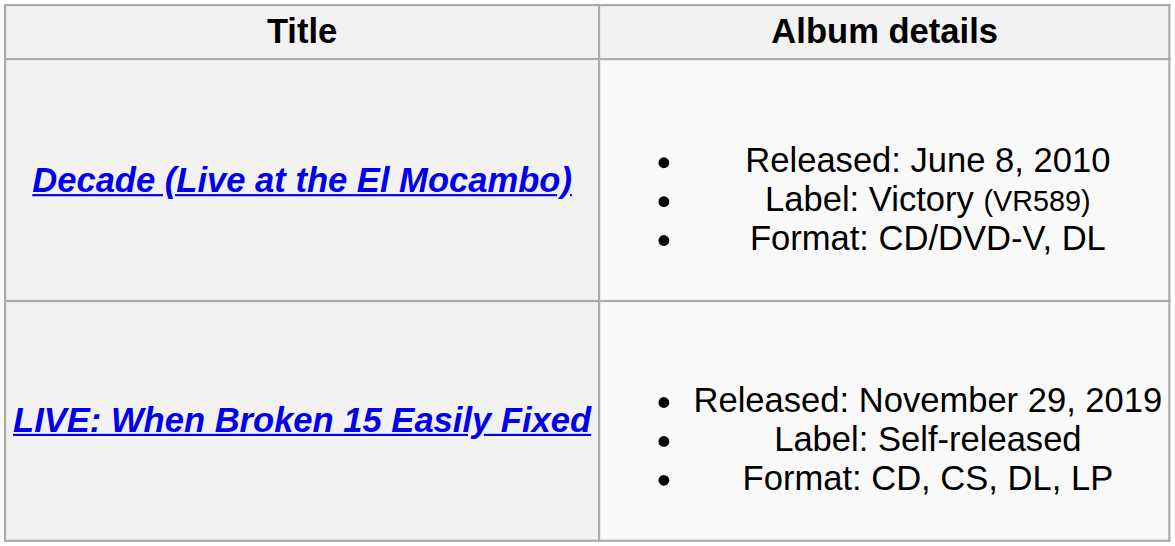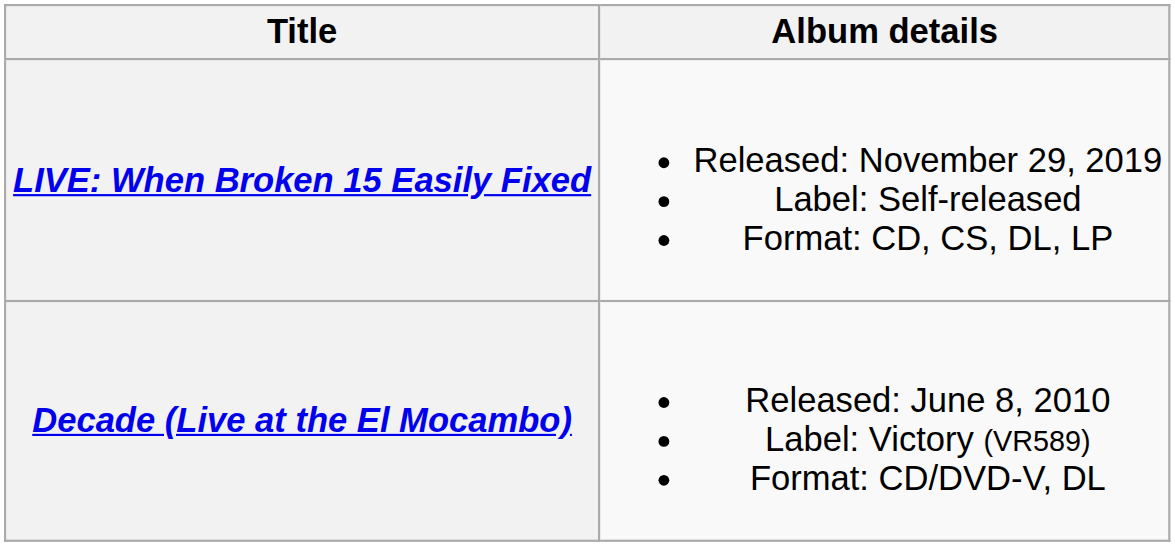rows swapped: (302, 179) <-> (302, 420)
